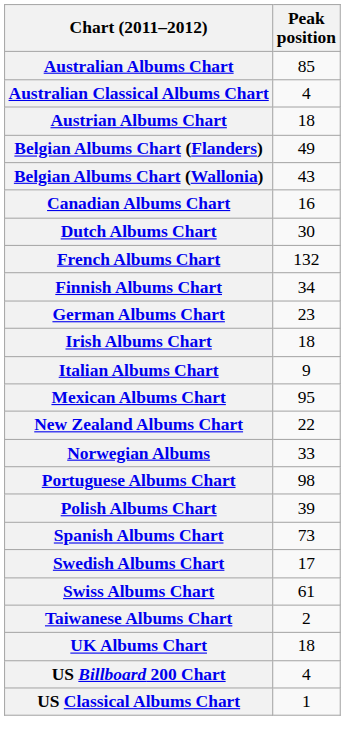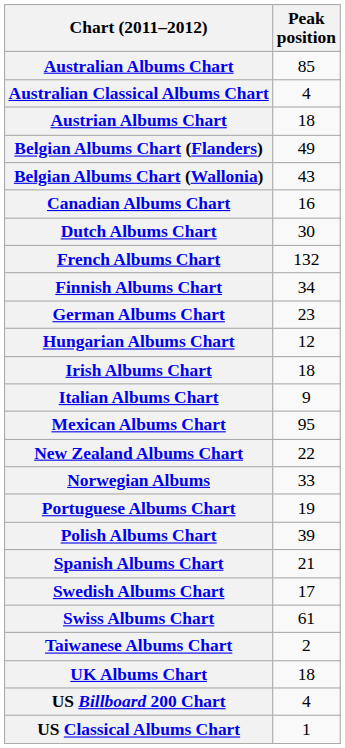+ row: (139, 342)
(306, 480) 98 -> (306, 508) 19
(306, 535) 73 -> (306, 563) 21
